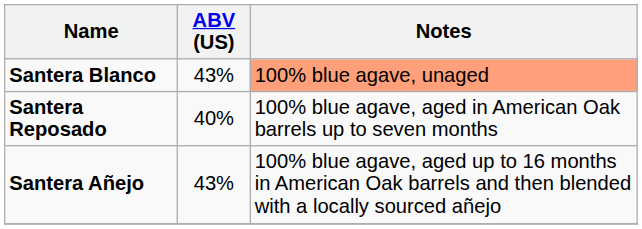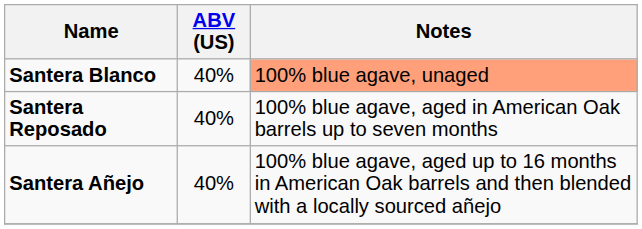(214, 75) 43% -> (214, 75) 40%
(214, 184) 43% -> (214, 184) 40%
